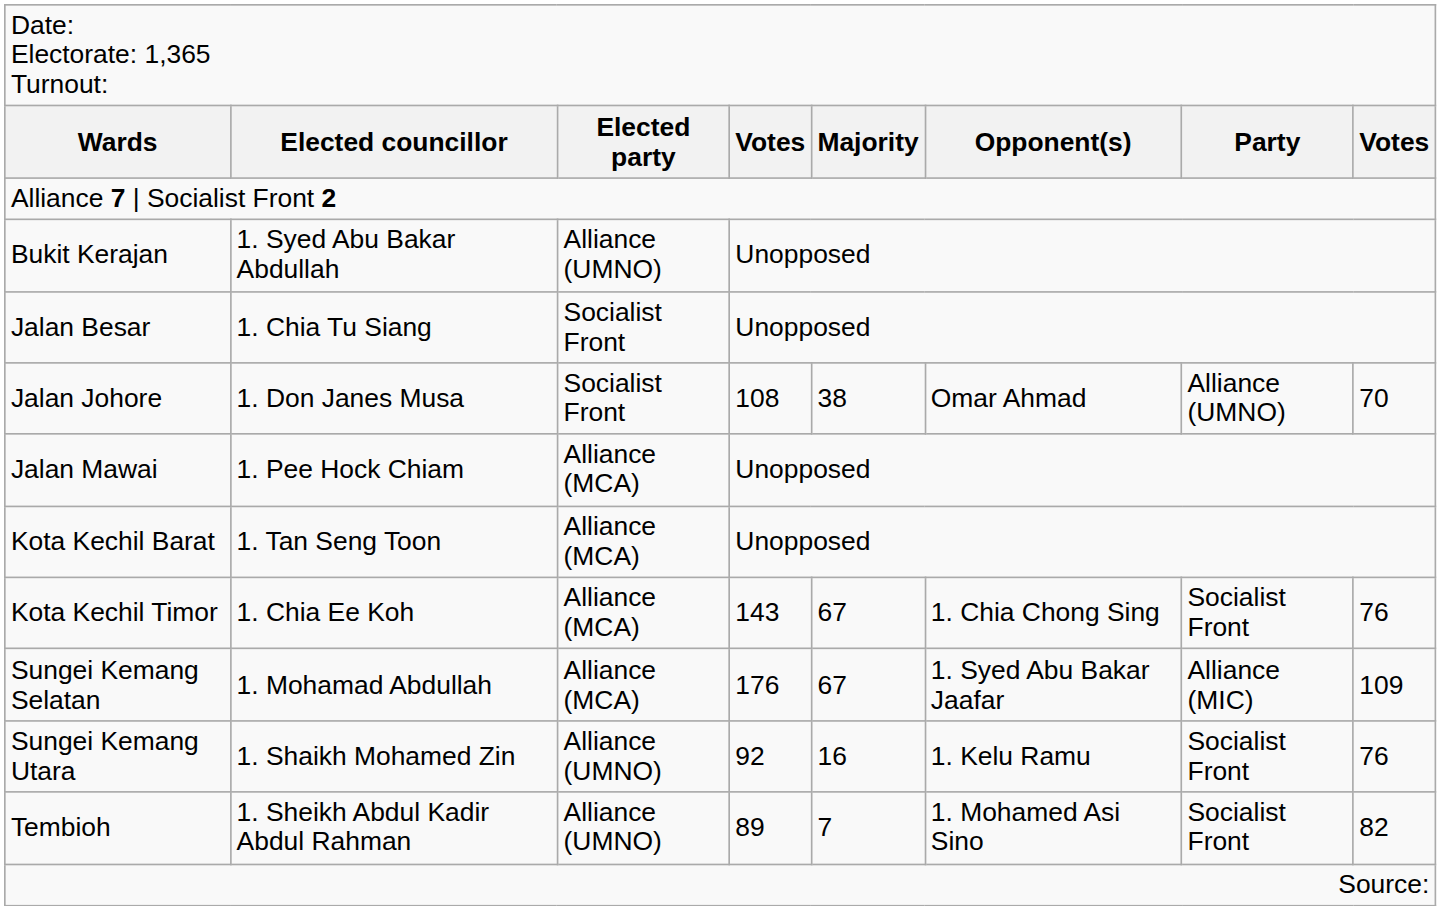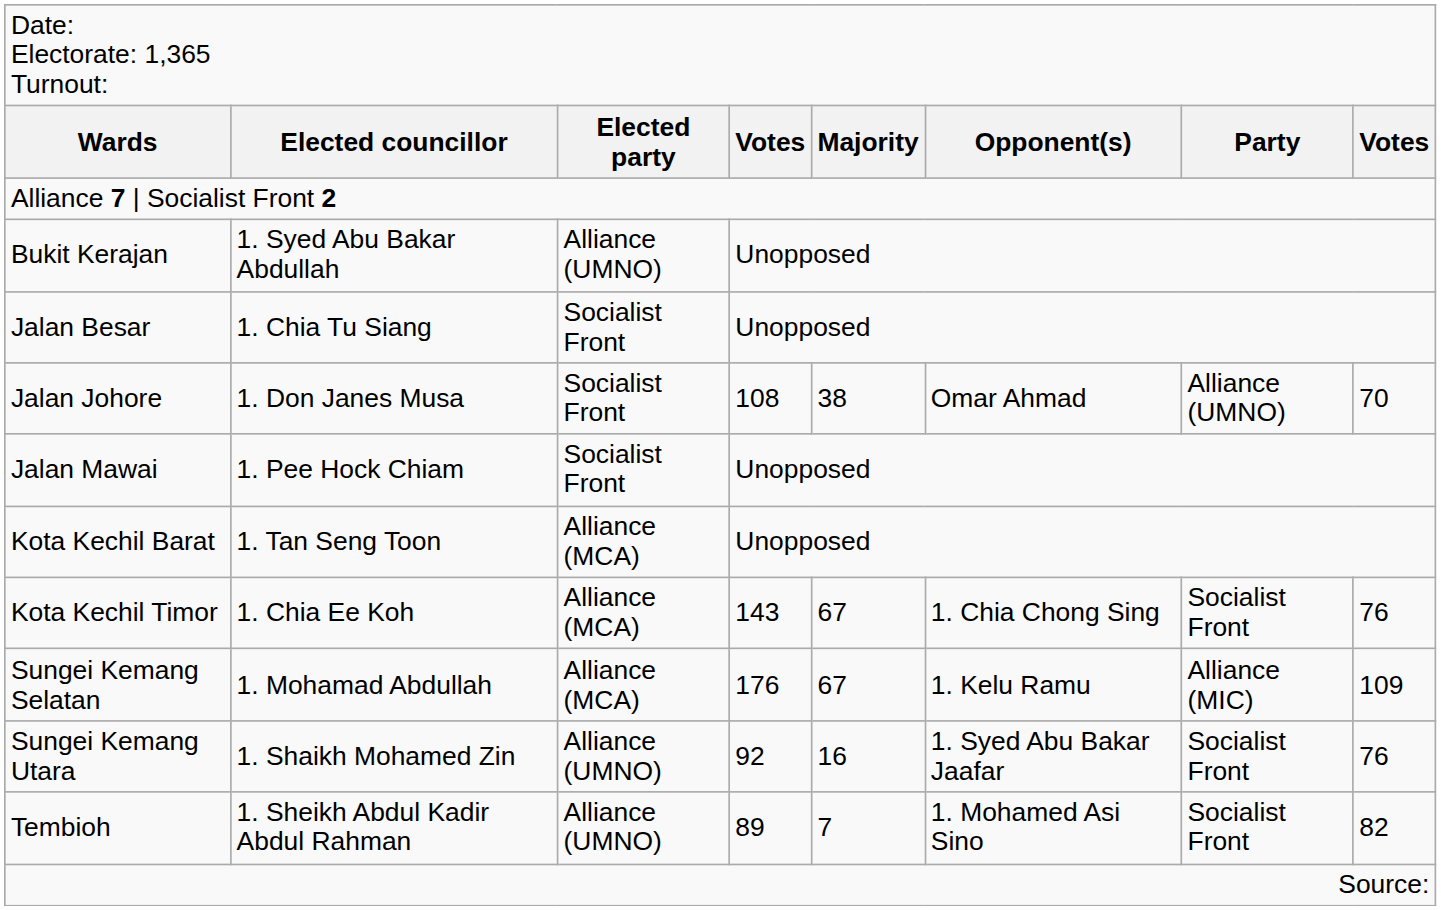(610, 469) Alliance (MCA) -> (613, 469) Socialist Front
(1040, 684) 1. Syed Abu Bakar Jaafar -> (1011, 684) 1. Kelu Ramu
(1011, 755) 1. Kelu Ramu -> (1040, 755) 1. Syed Abu Bakar Jaafar
